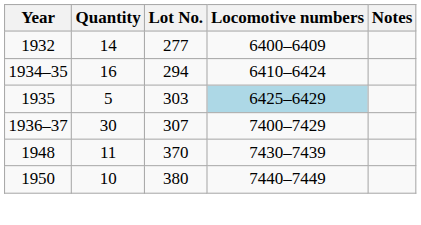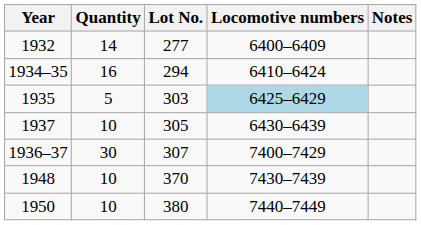+ row: (38, 125)
(108, 152) 11 -> (108, 179) 10
